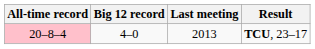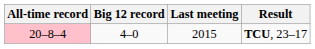(204, 33) 2013 -> (204, 33) 2015
